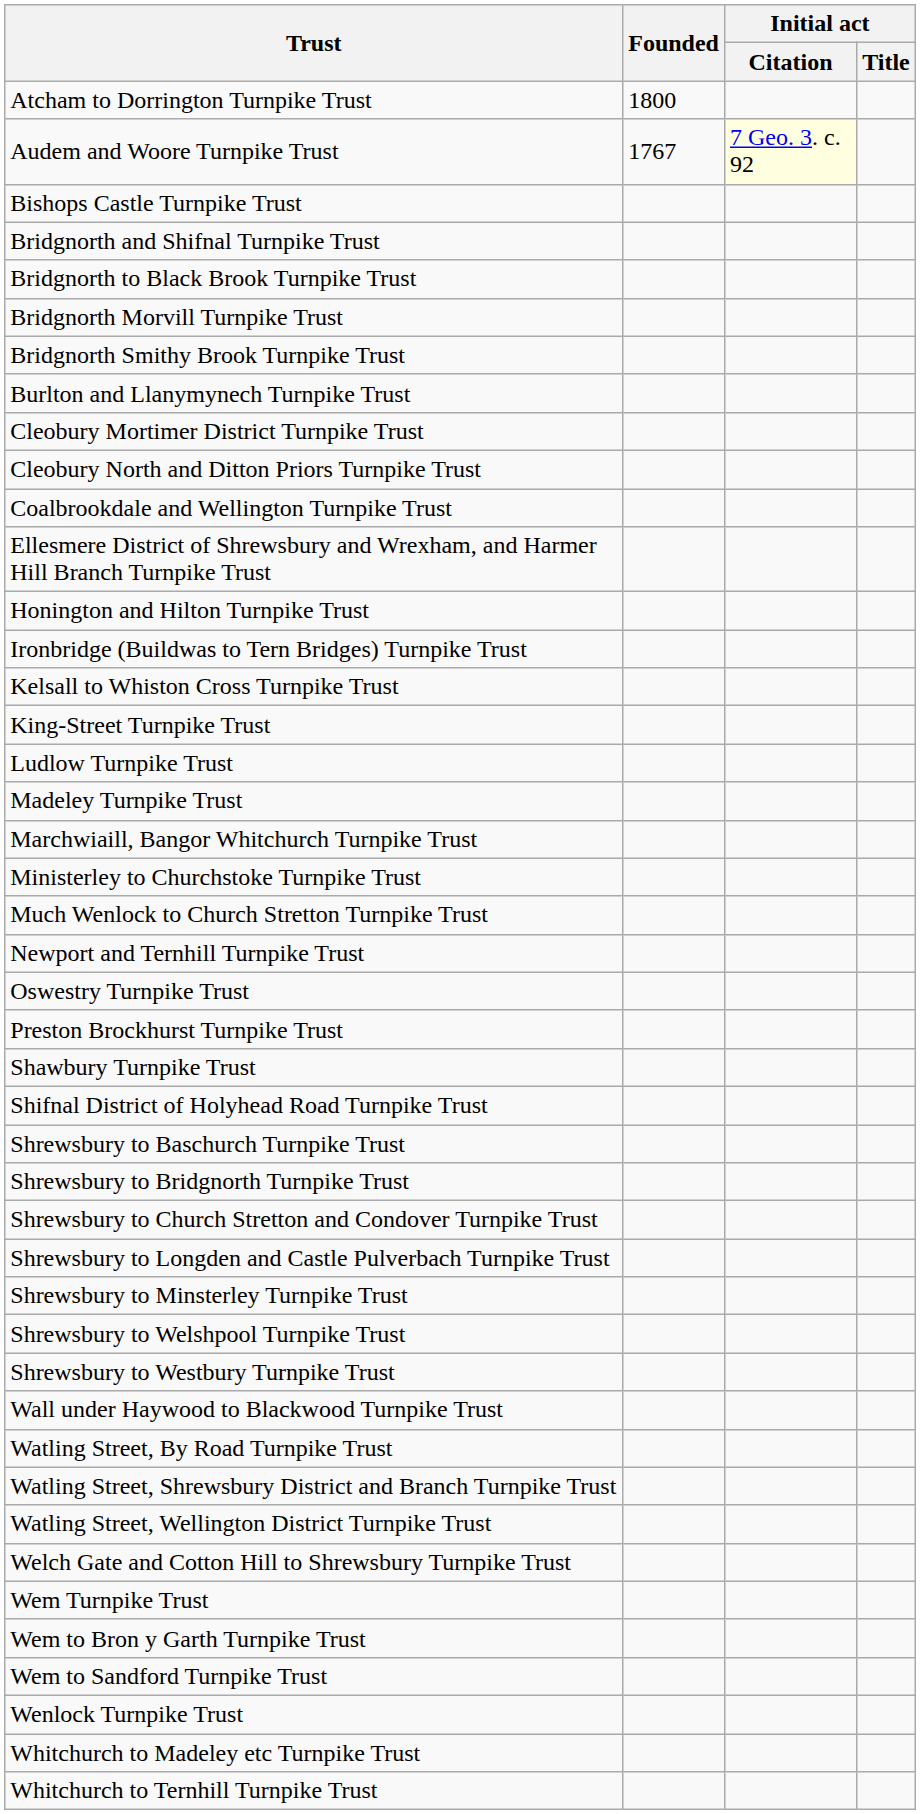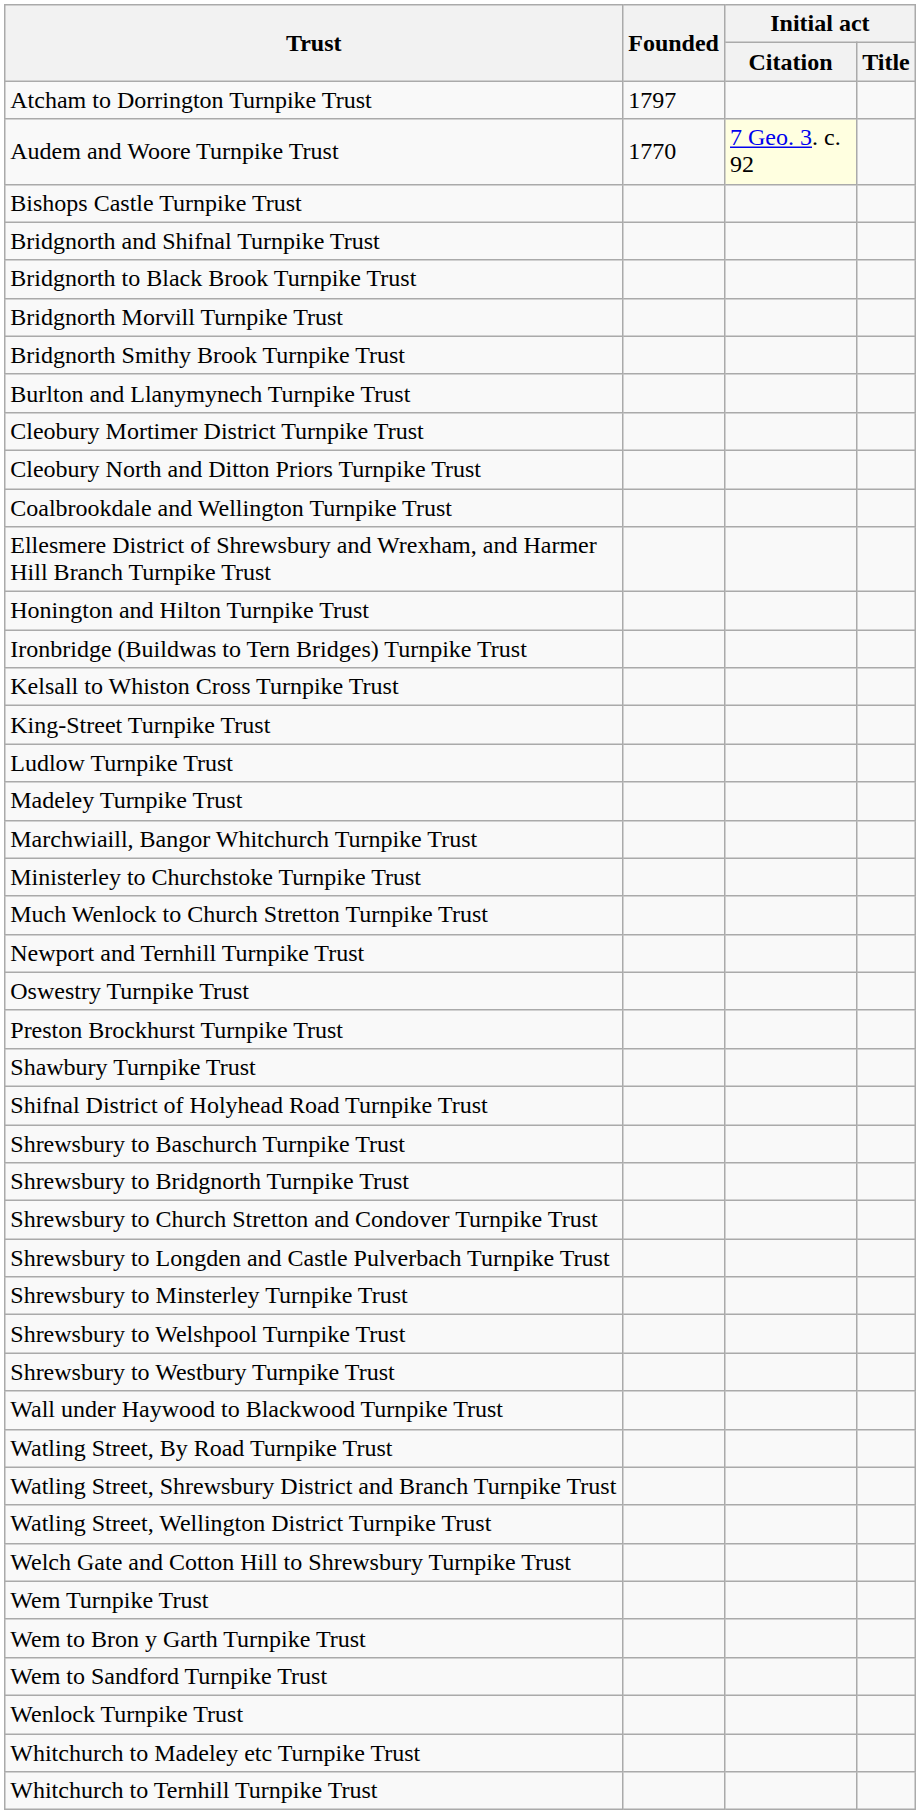(652, 99) 1800 -> (652, 99) 1797
(652, 151) 1767 -> (652, 151) 1770
